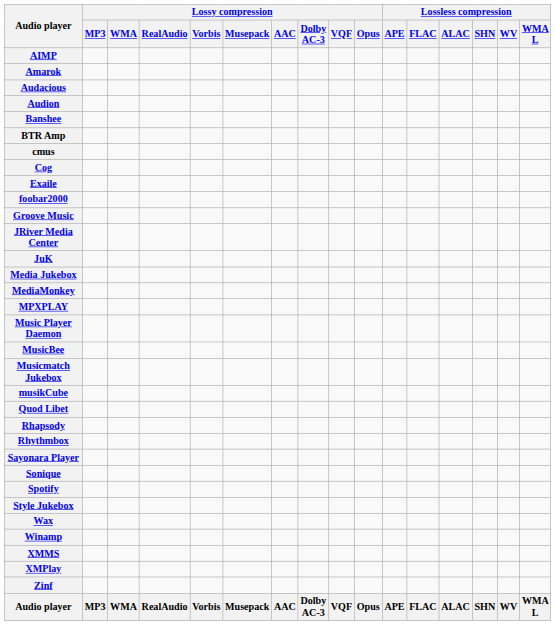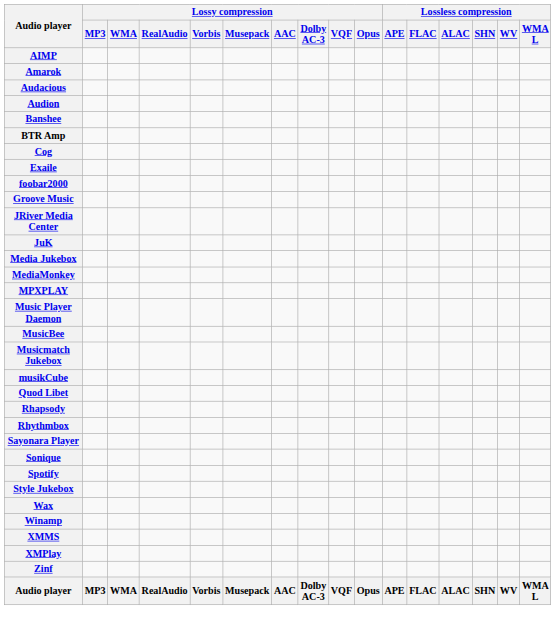- row: (43, 151)
